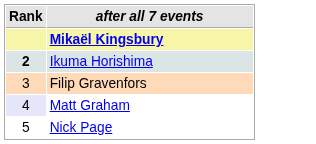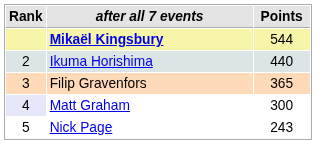+ column: (282, 16)
(26, 62) bold -> (26, 62) normal
